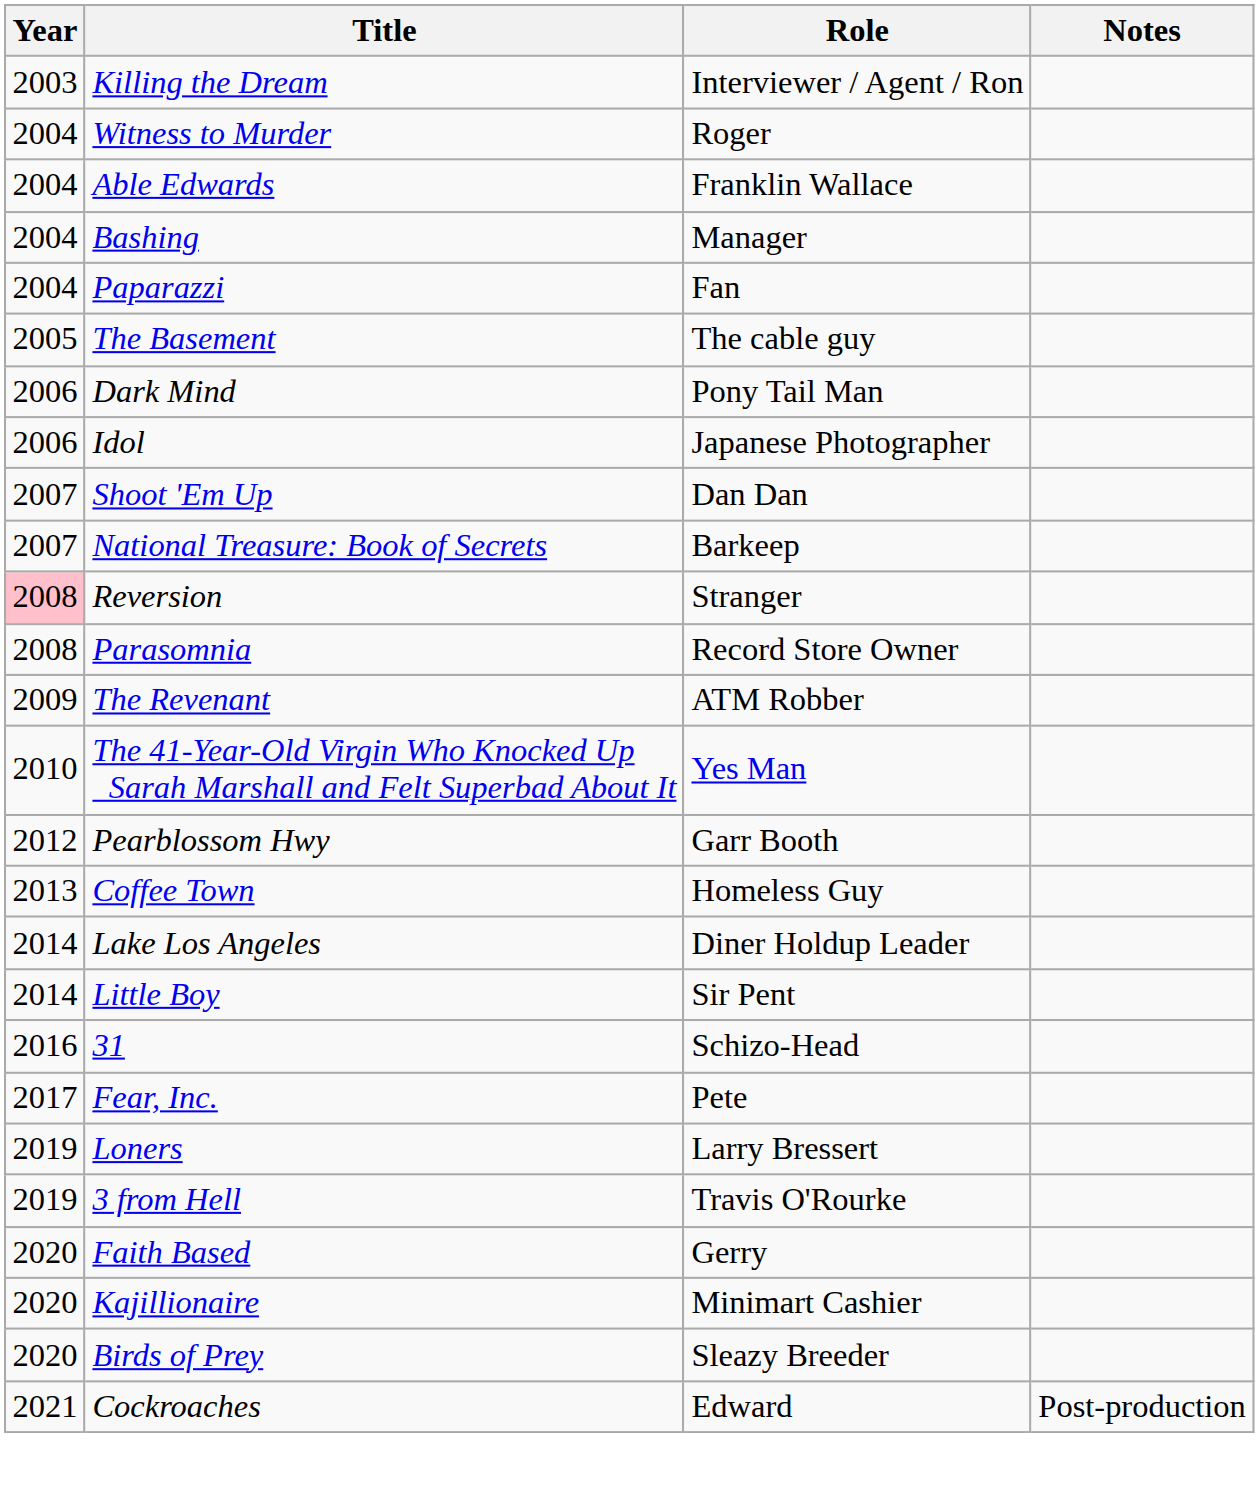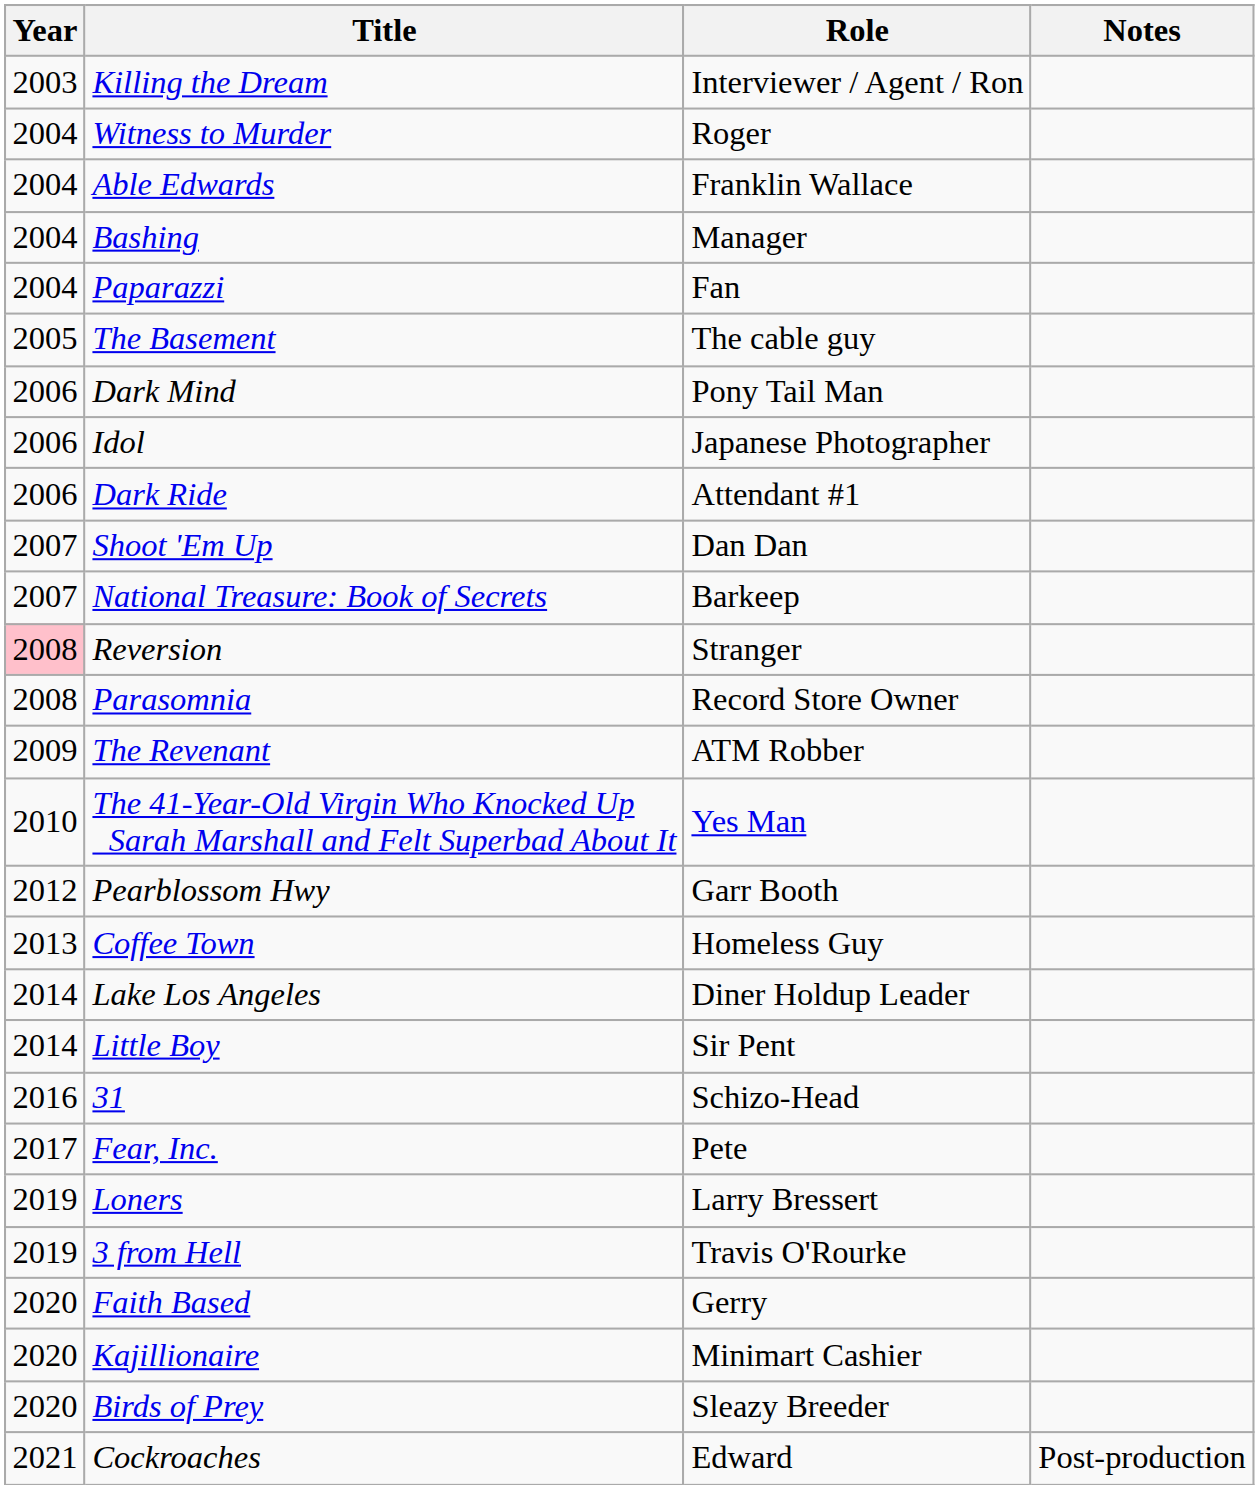+ row: (160, 493)
